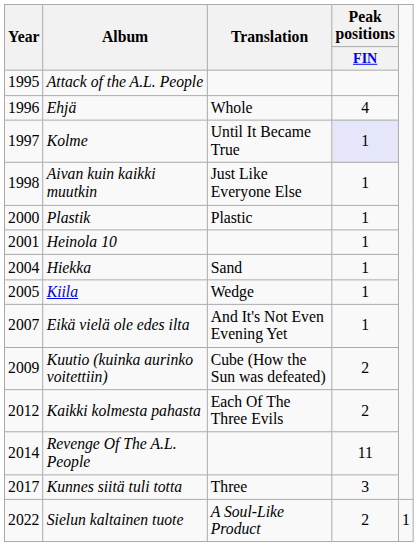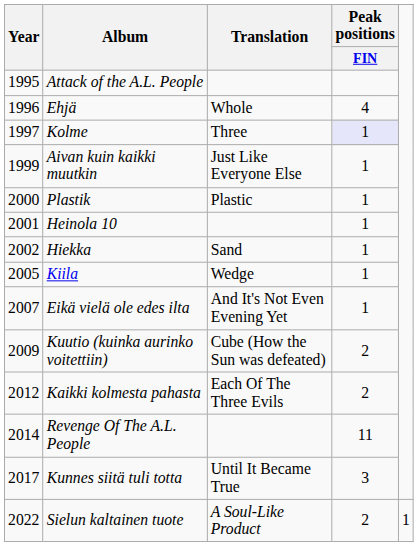(261, 141) Until It Became True -> (229, 132) Three
(24, 183) 1998 -> (24, 166) 1999
(24, 267) 2004 -> (24, 249) 2002
(229, 486) Three -> (261, 478) Until It Became True
